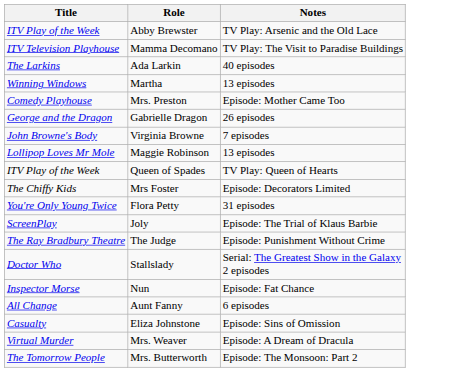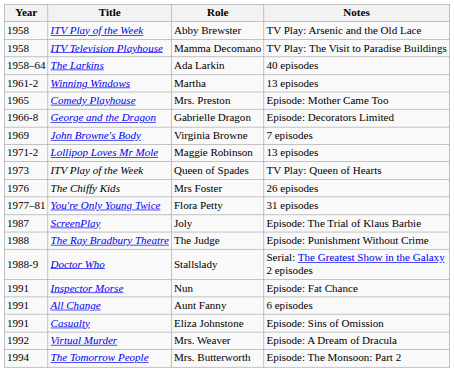+ column: (26, 13)
(249, 118) 26 episodes -> (330, 118) Episode: Decorators Limited
(286, 188) Episode: Decorators Limited -> (292, 188) 26 episodes
